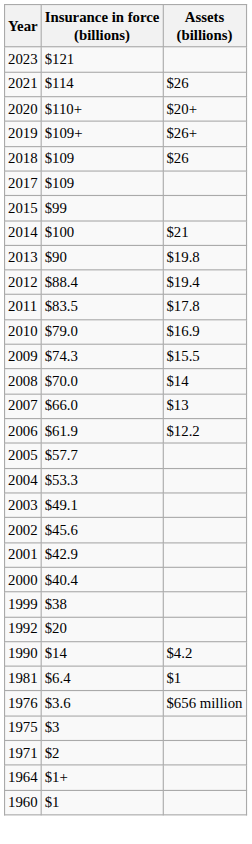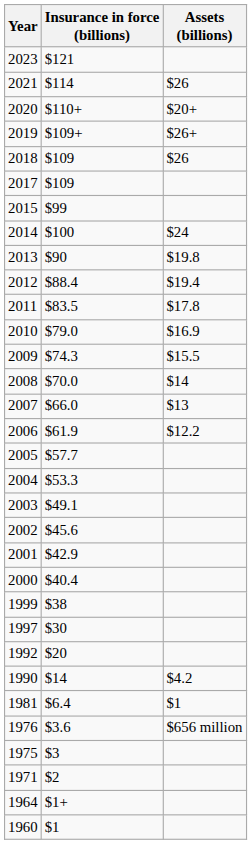(178, 233) $21 -> (178, 233) $24
+ row: (23, 629)
